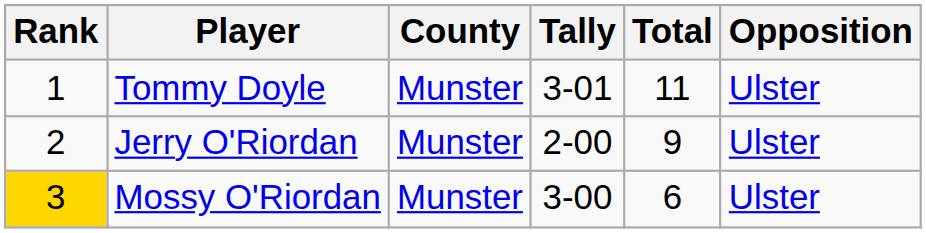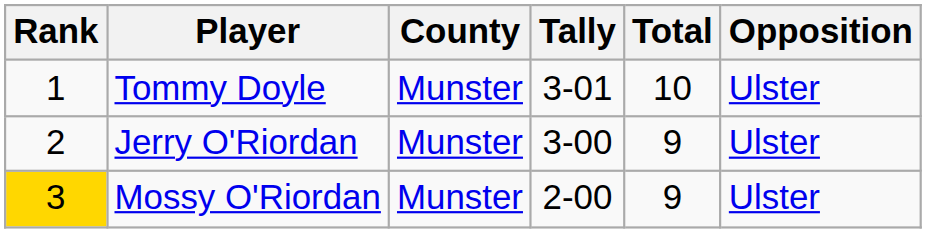(672, 87) 11 -> (672, 87) 10
(578, 142) 2-00 -> (578, 142) 3-00
(578, 198) 3-00 -> (578, 198) 2-00
(672, 198) 6 -> (672, 198) 9
